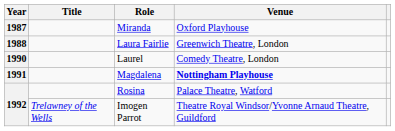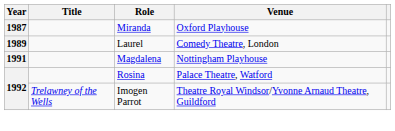- row: (143, 43)
(17, 59) 1990 -> (17, 43) 1989
(225, 75) bold -> (222, 59) normal
